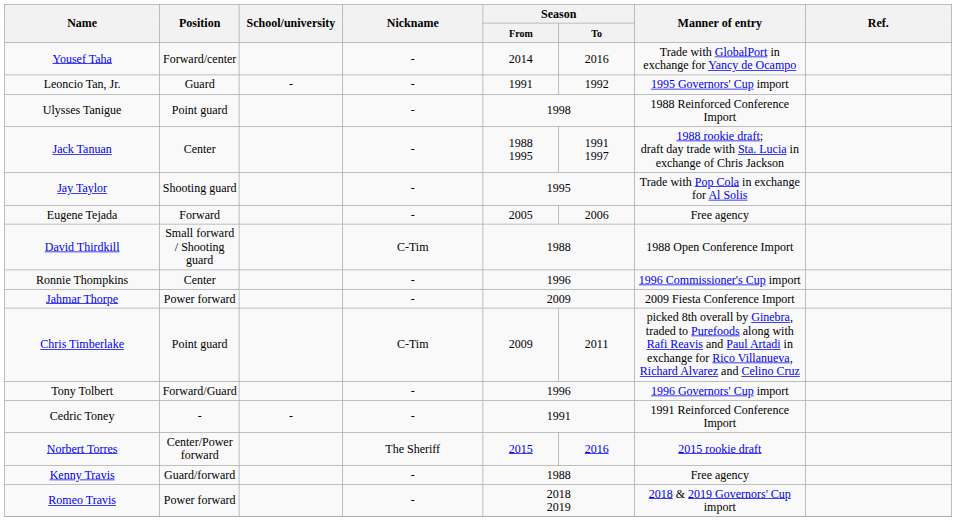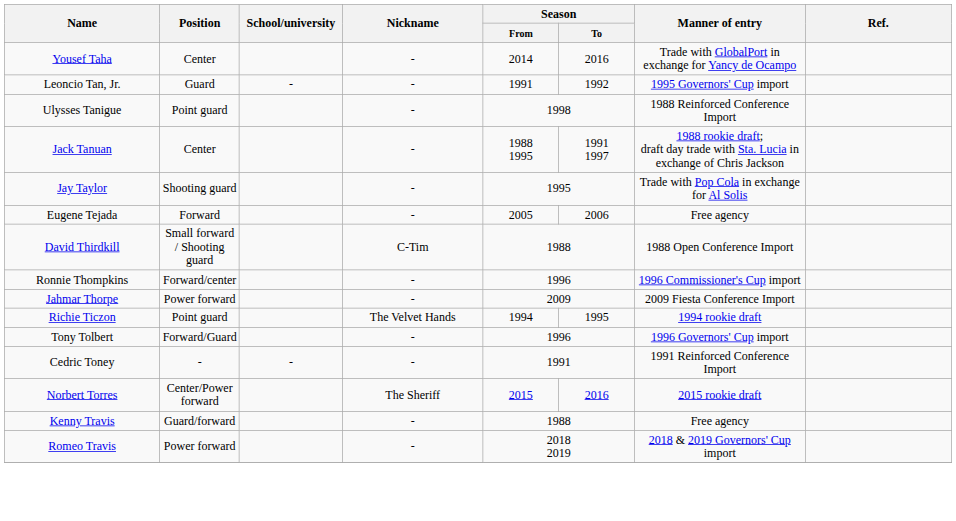(200, 58) Forward/center -> (200, 58) Center
(200, 279) Center -> (200, 279) Forward/center
+ row: (82, 317)
- row: (82, 344)
